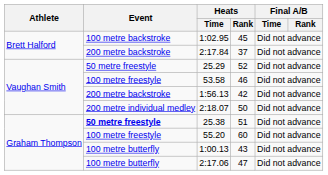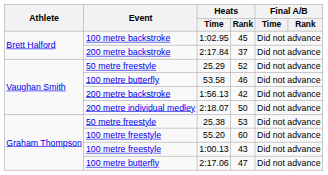(124, 80) 100 metre freestyle -> (123, 80) 100 metre butterfly
(123, 122) bold -> (121, 122) normal
(243, 122) 51 -> (243, 122) 53
(123, 150) 100 metre butterfly -> (124, 150) 100 metre freestyle
